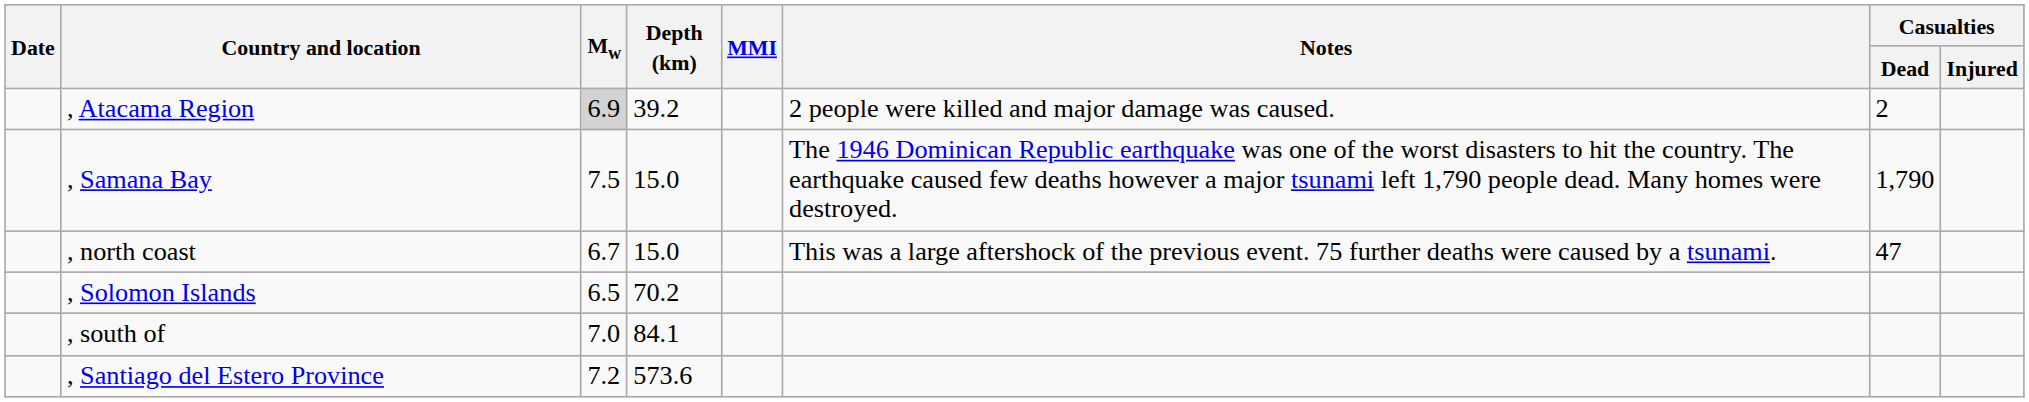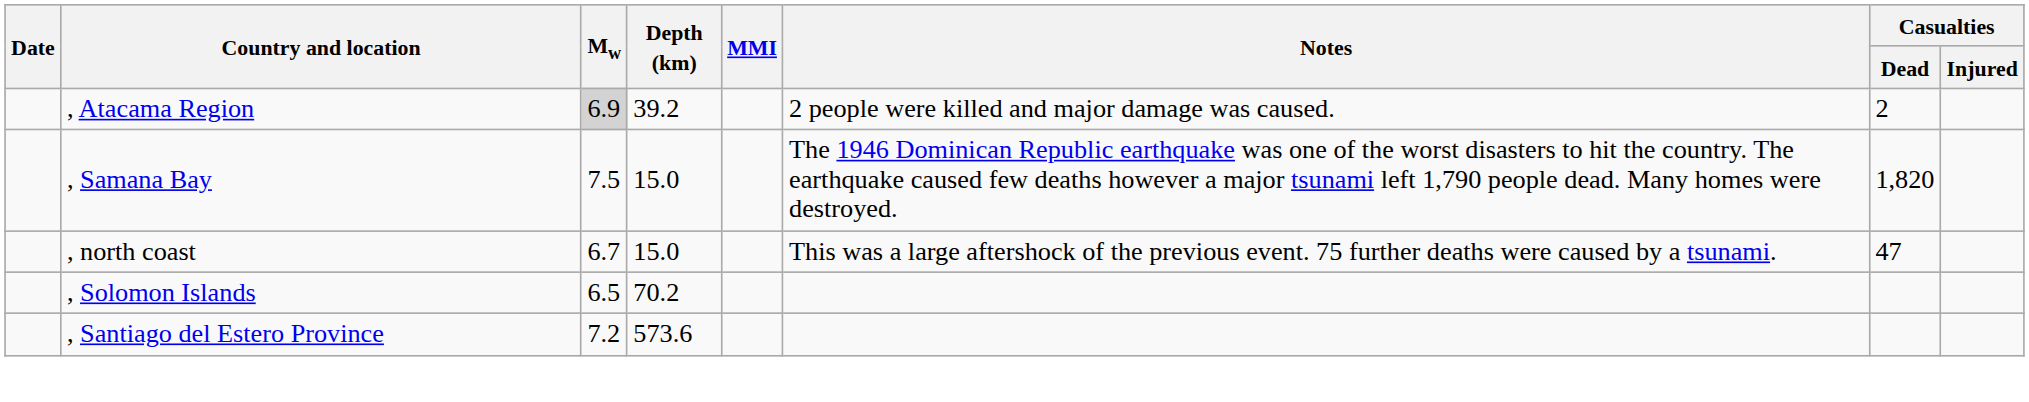(1905, 179) 1,790 -> (1905, 179) 1,820
- row: (116, 334)
